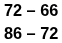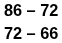rows swapped: (31, 33) <-> (31, 11)
